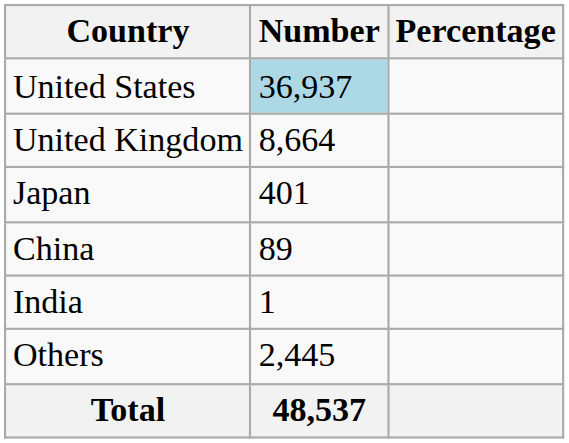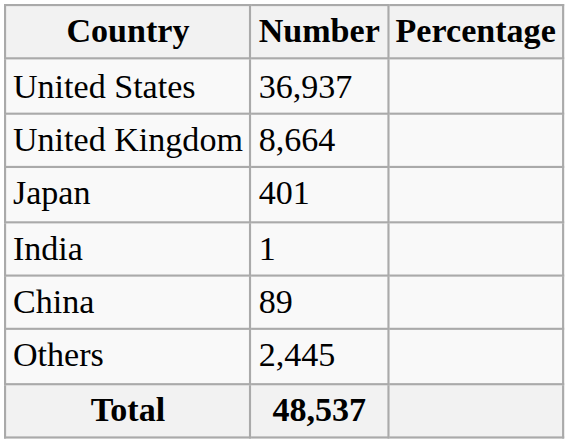(306, 85) lightblue background -> (306, 85) no background
rows swapped: (54, 247) <-> (48, 301)
